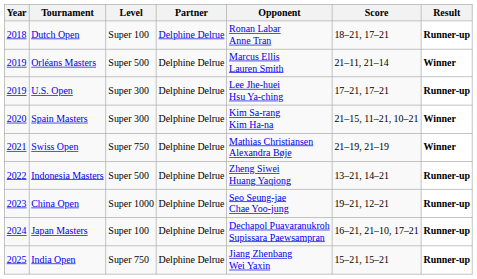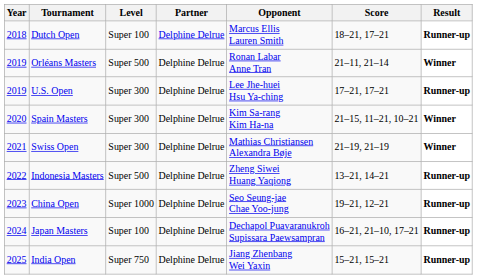(255, 35) Ronan Labar Anne Tran -> (256, 35) Marcus Ellis Lauren Smith
(256, 63) Marcus Ellis Lauren Smith -> (255, 63) Ronan Labar Anne Tran
(129, 147) Super 750 -> (129, 147) Super 300
